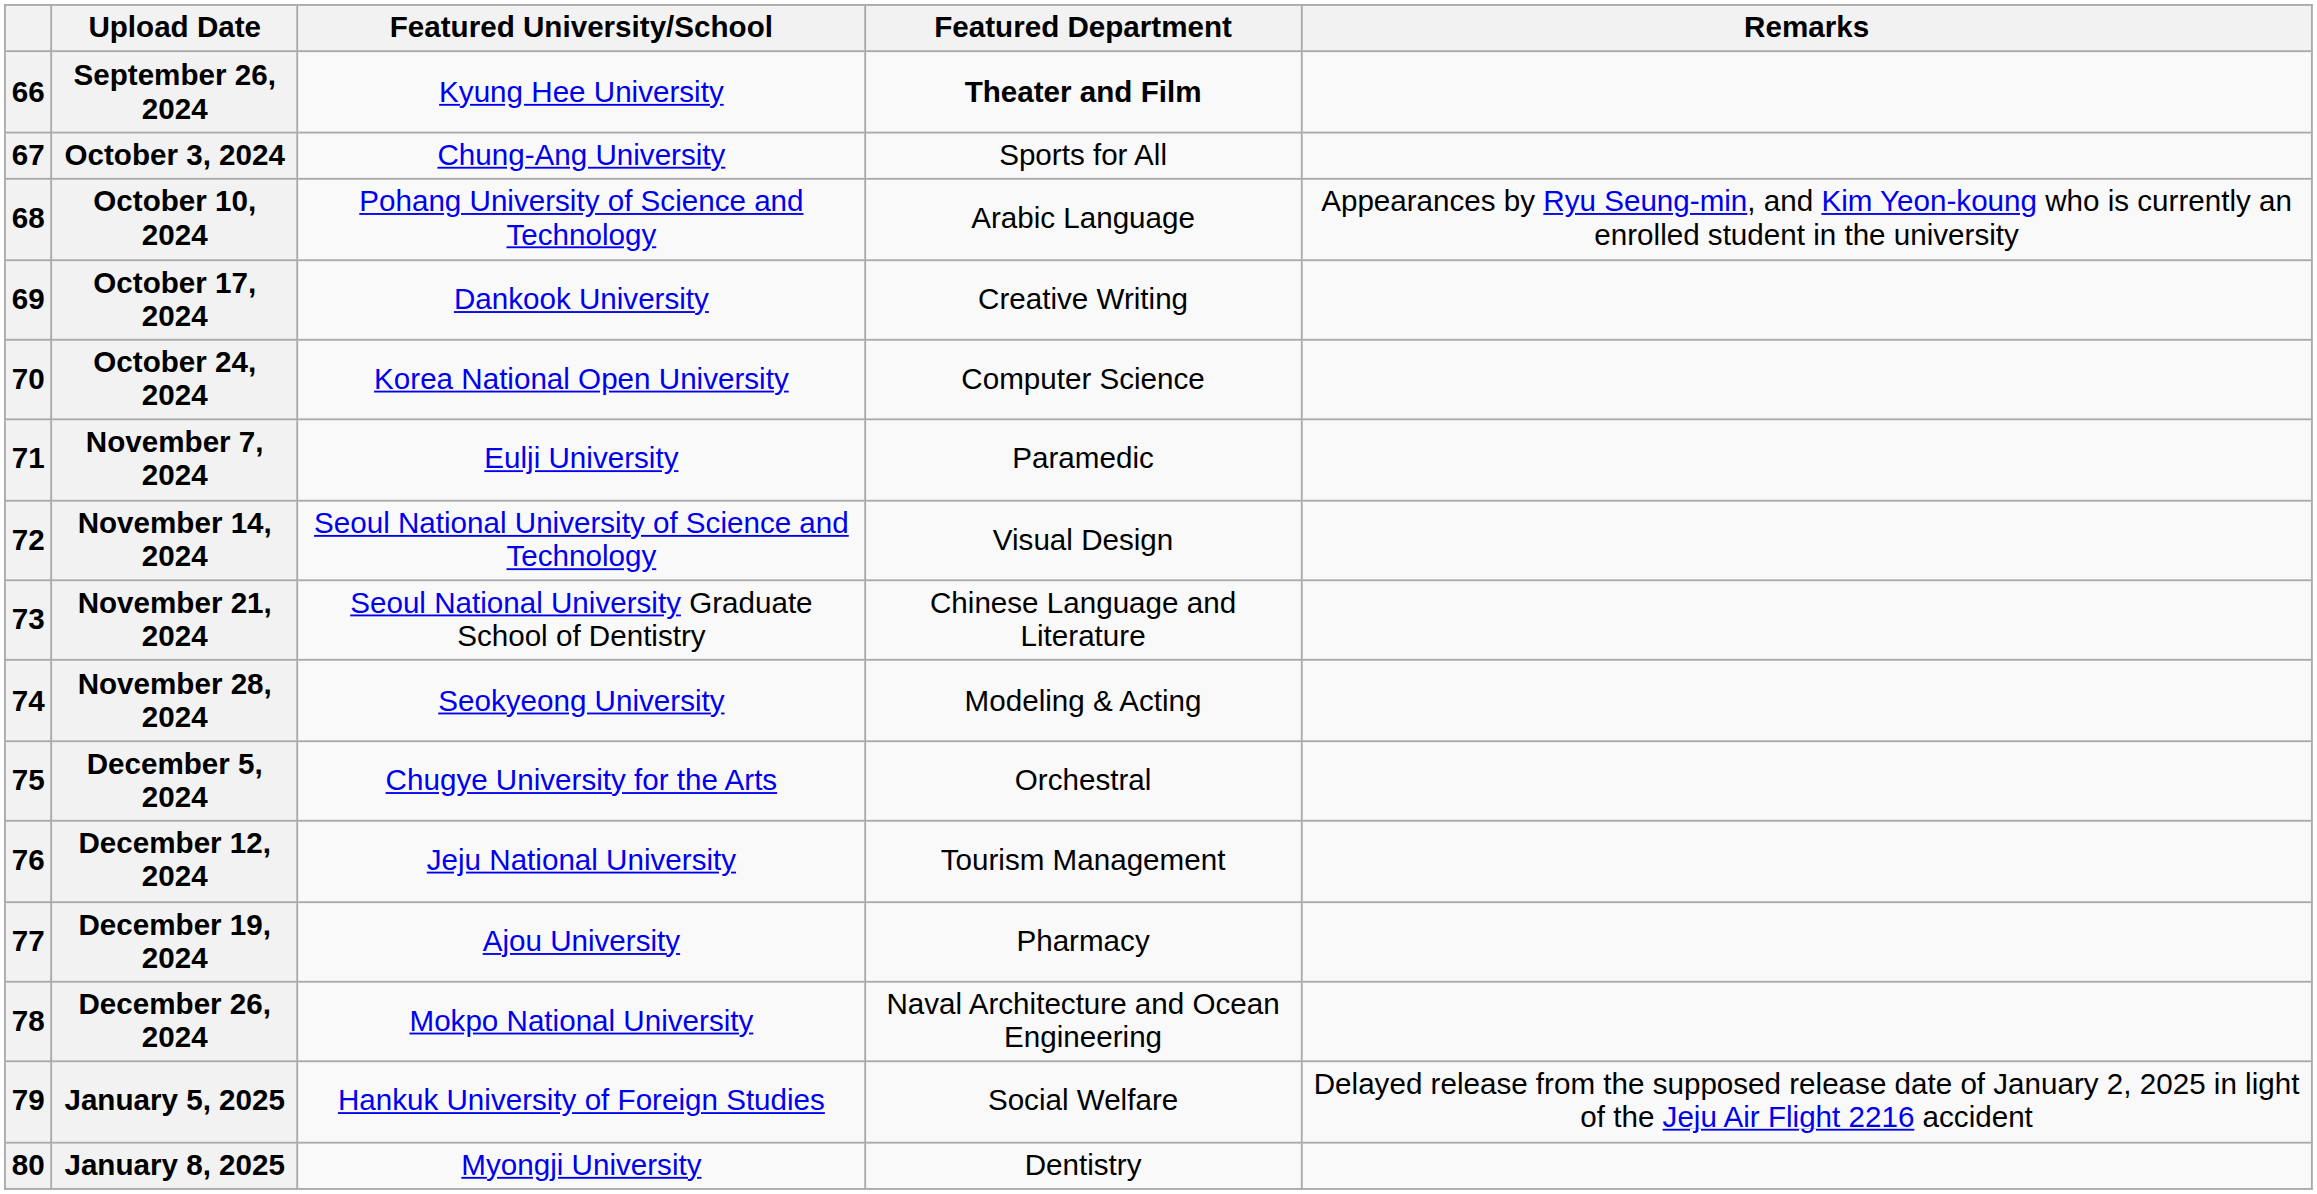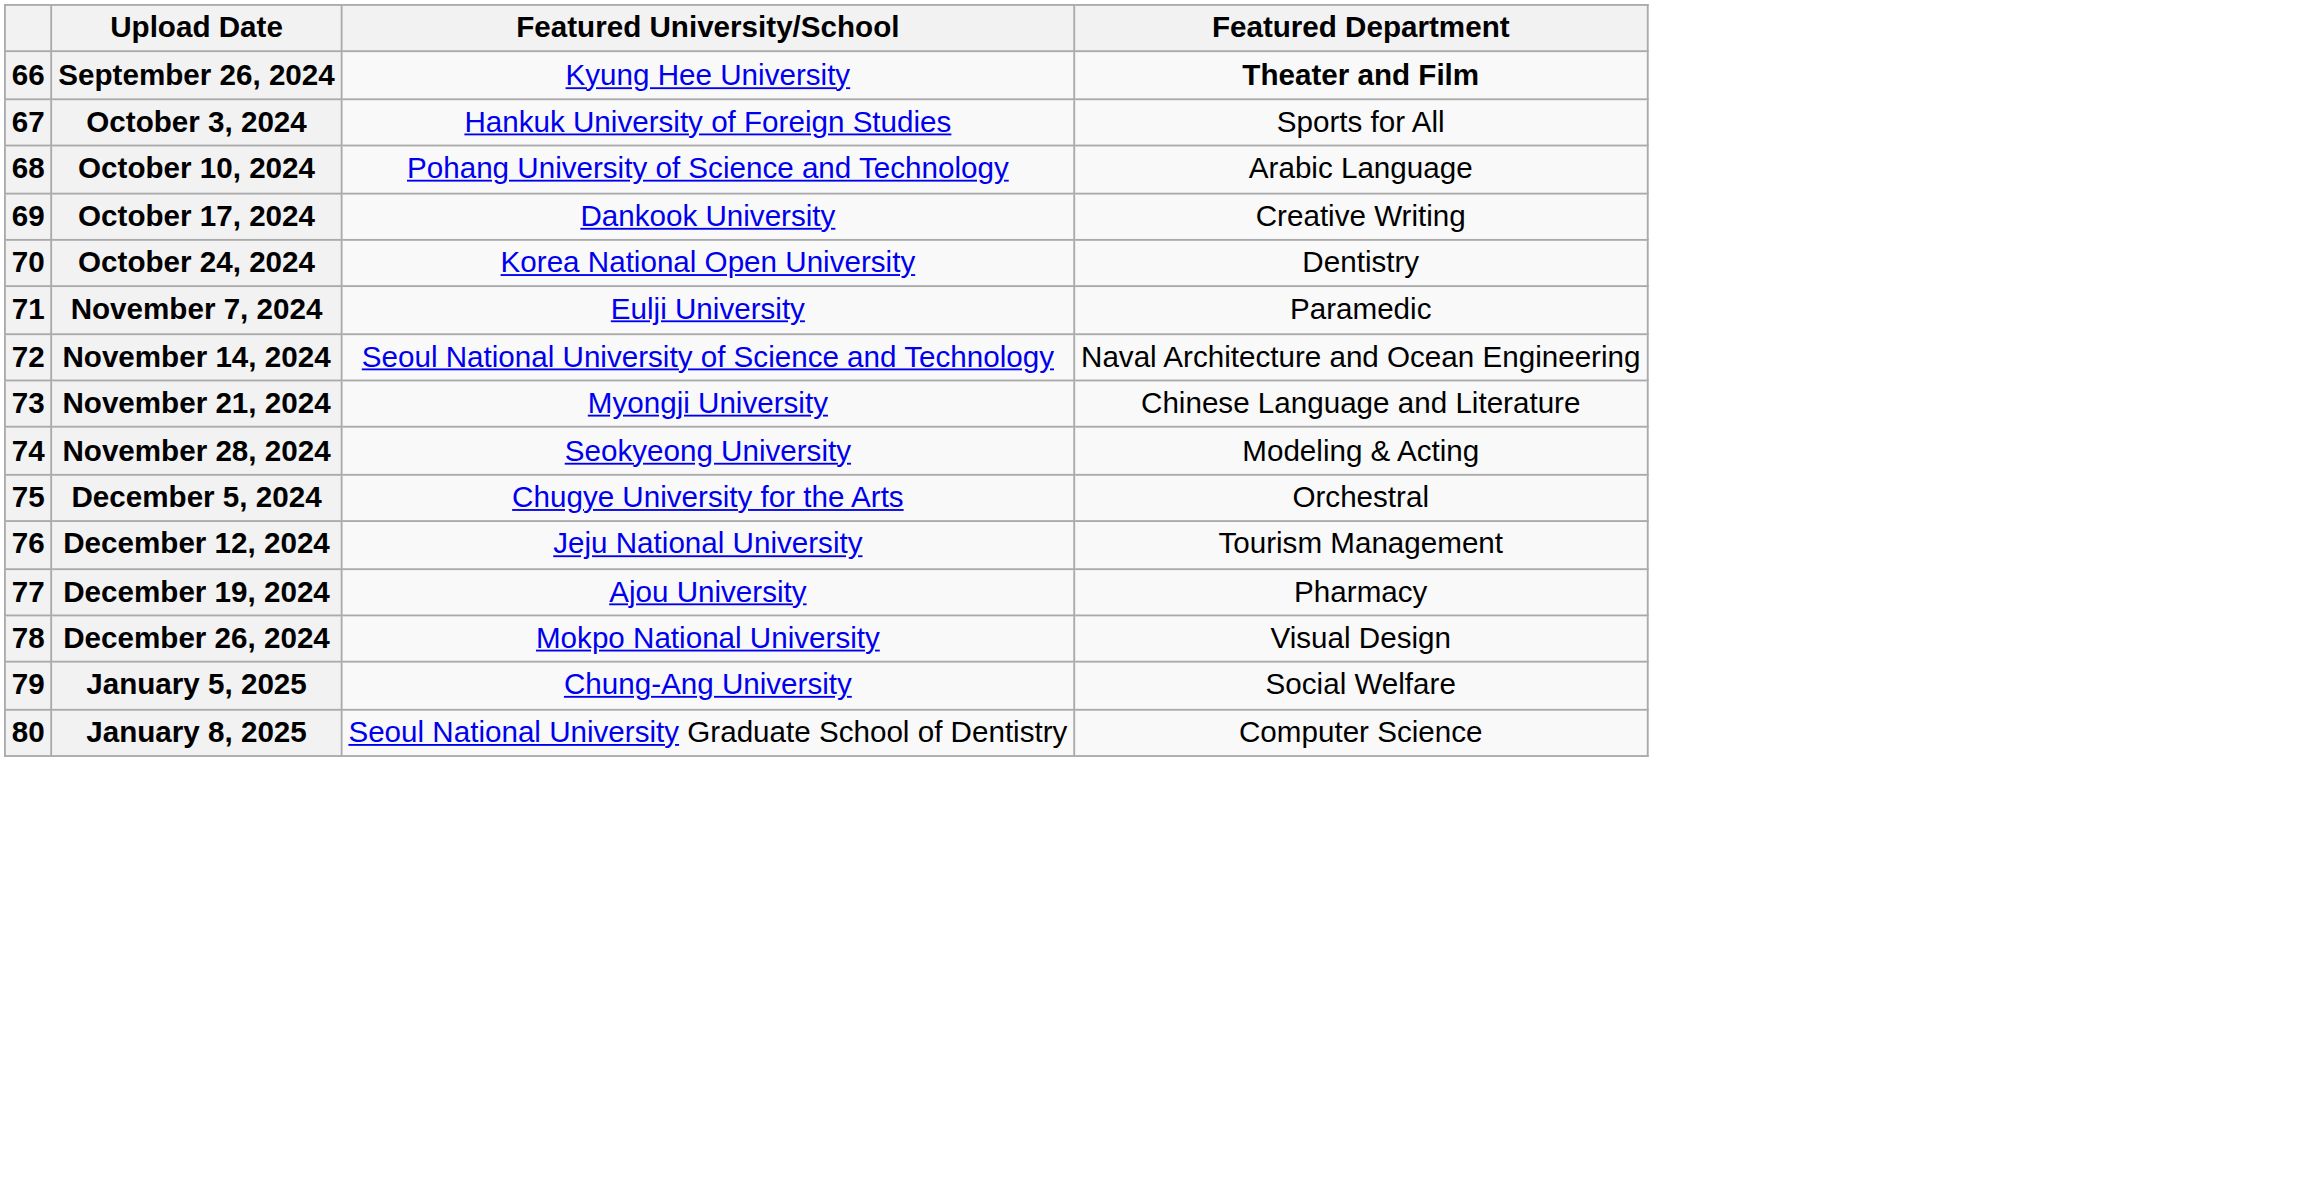- column: (1807, 27)
(581, 155) Chung-Ang University -> (708, 121) Hankuk University of Foreign Studies
(1083, 379) Computer Science -> (1361, 262) Dentistry
(1083, 539) Visual Design -> (1361, 356) Naval Architecture and Ocean Engineering
(581, 619) Seoul National University Graduate School of Dentistry -> (708, 403) Myongji University
(1083, 1021) Naval Architecture and Ocean Engineering -> (1361, 638) Visual Design
(581, 1101) Hankuk University of Foreign Studies -> (708, 685) Chung-Ang University
(581, 1165) Myongji University -> (708, 732) Seoul National University Graduate School of Dentistry
(1083, 1165) Dentistry -> (1361, 732) Computer Science
